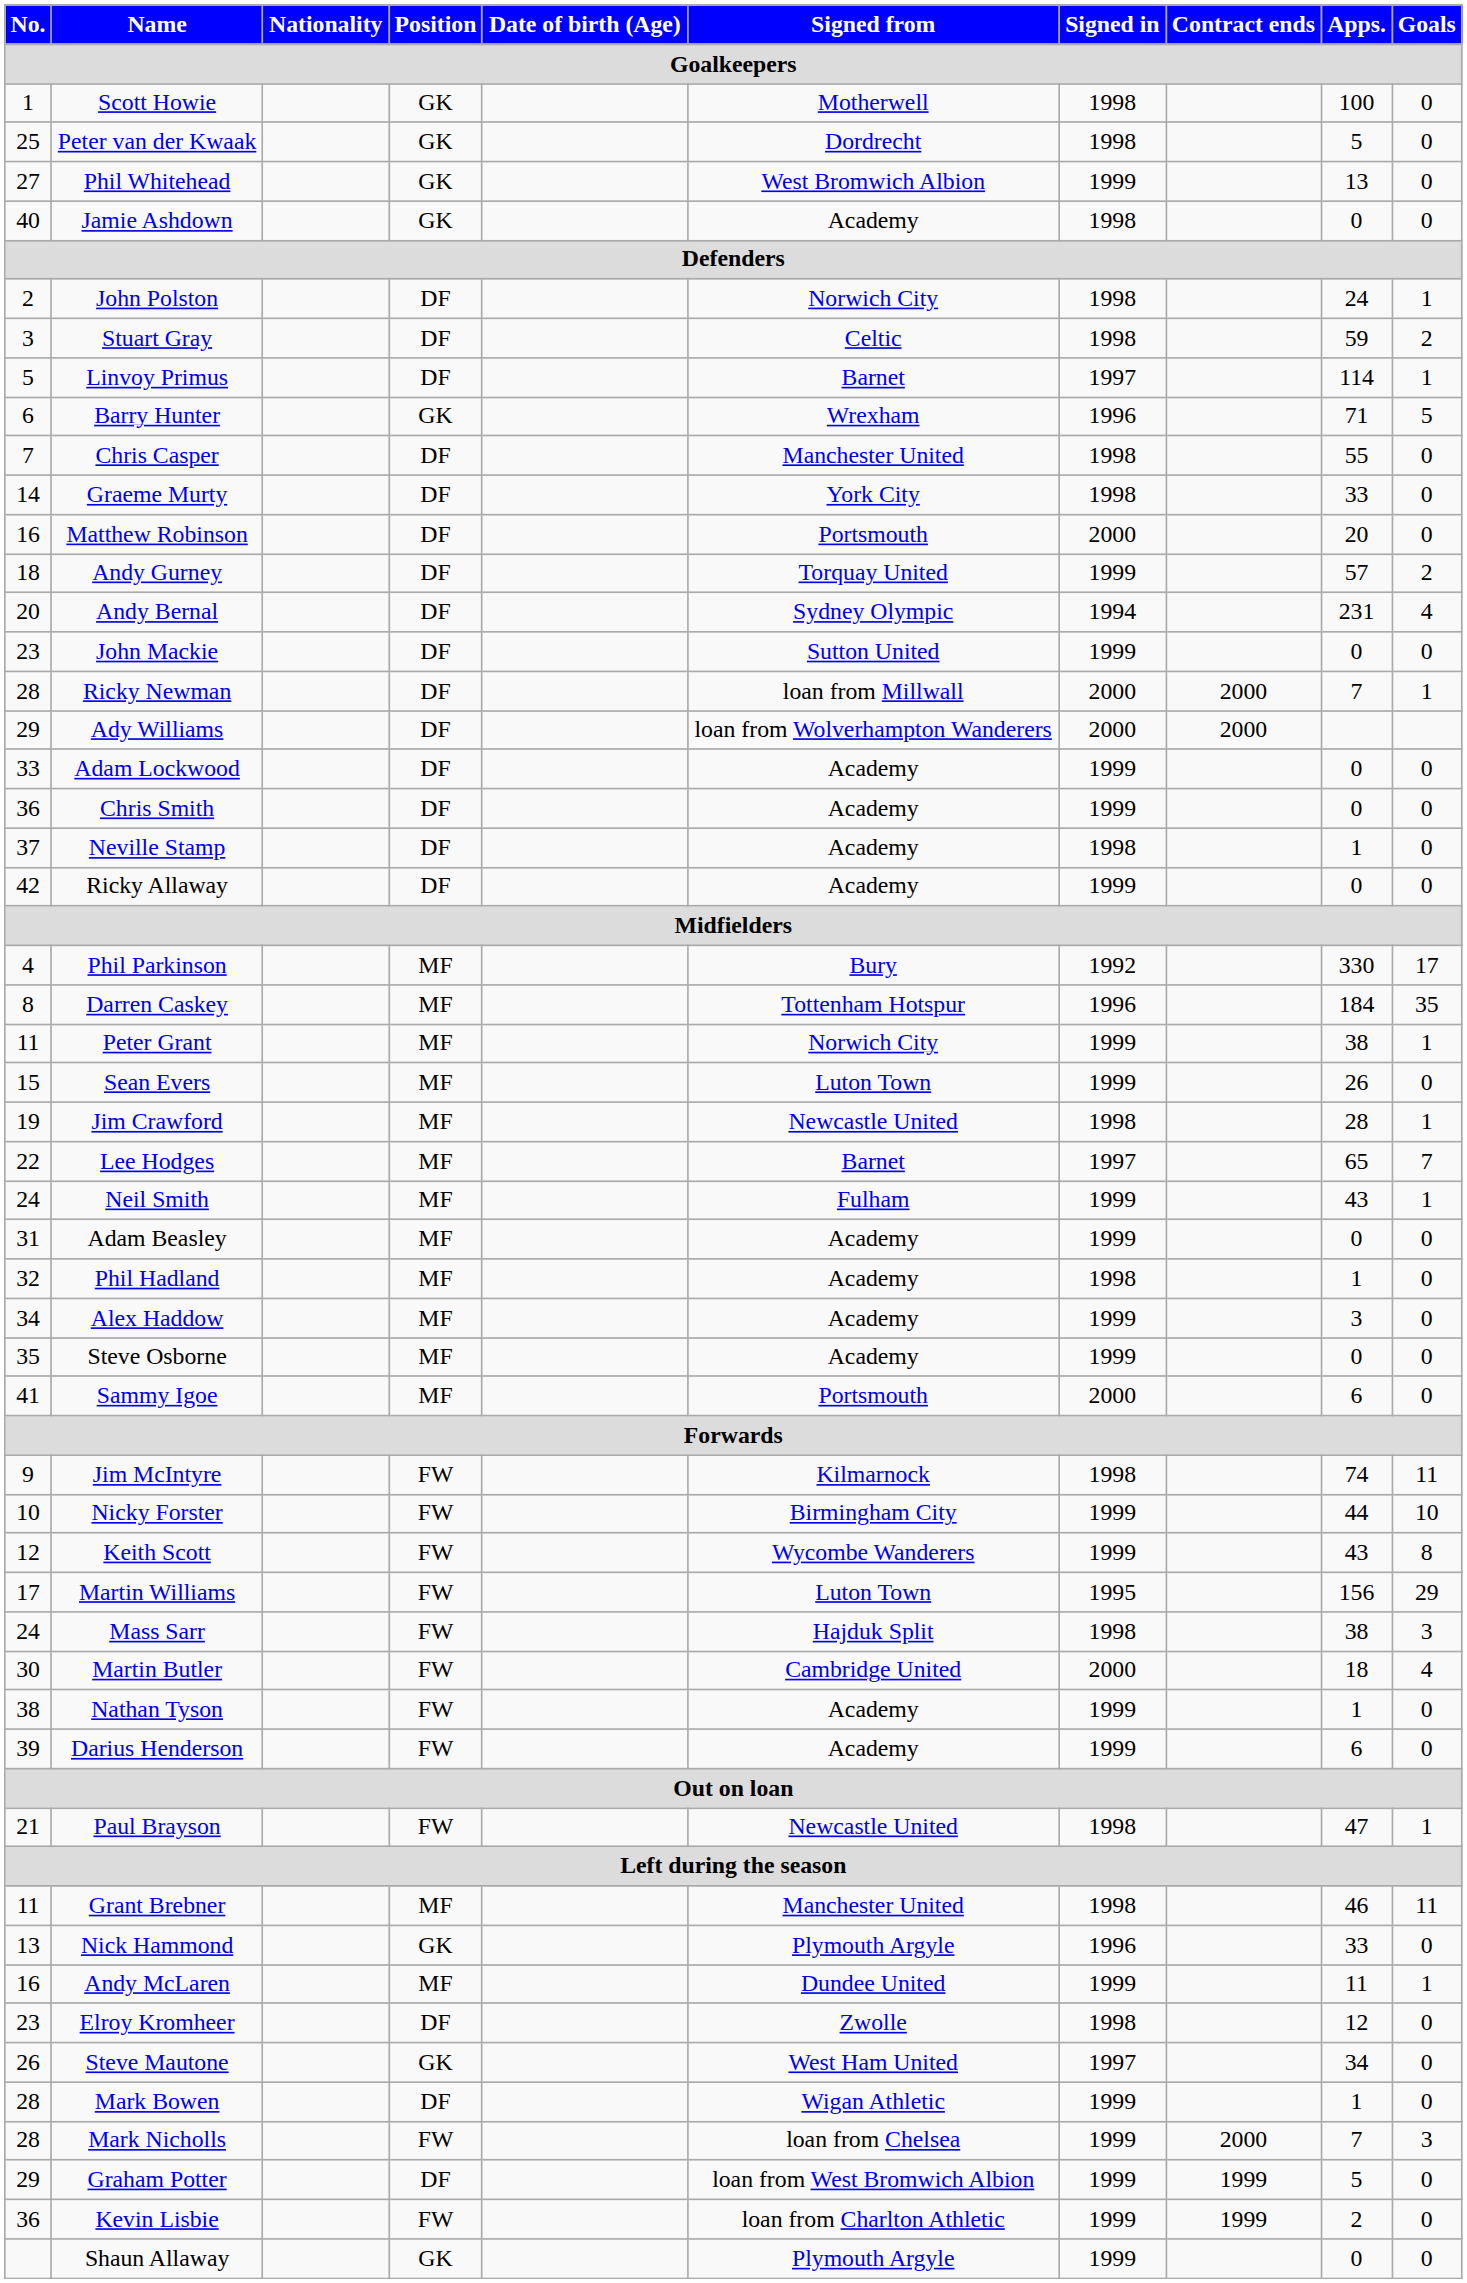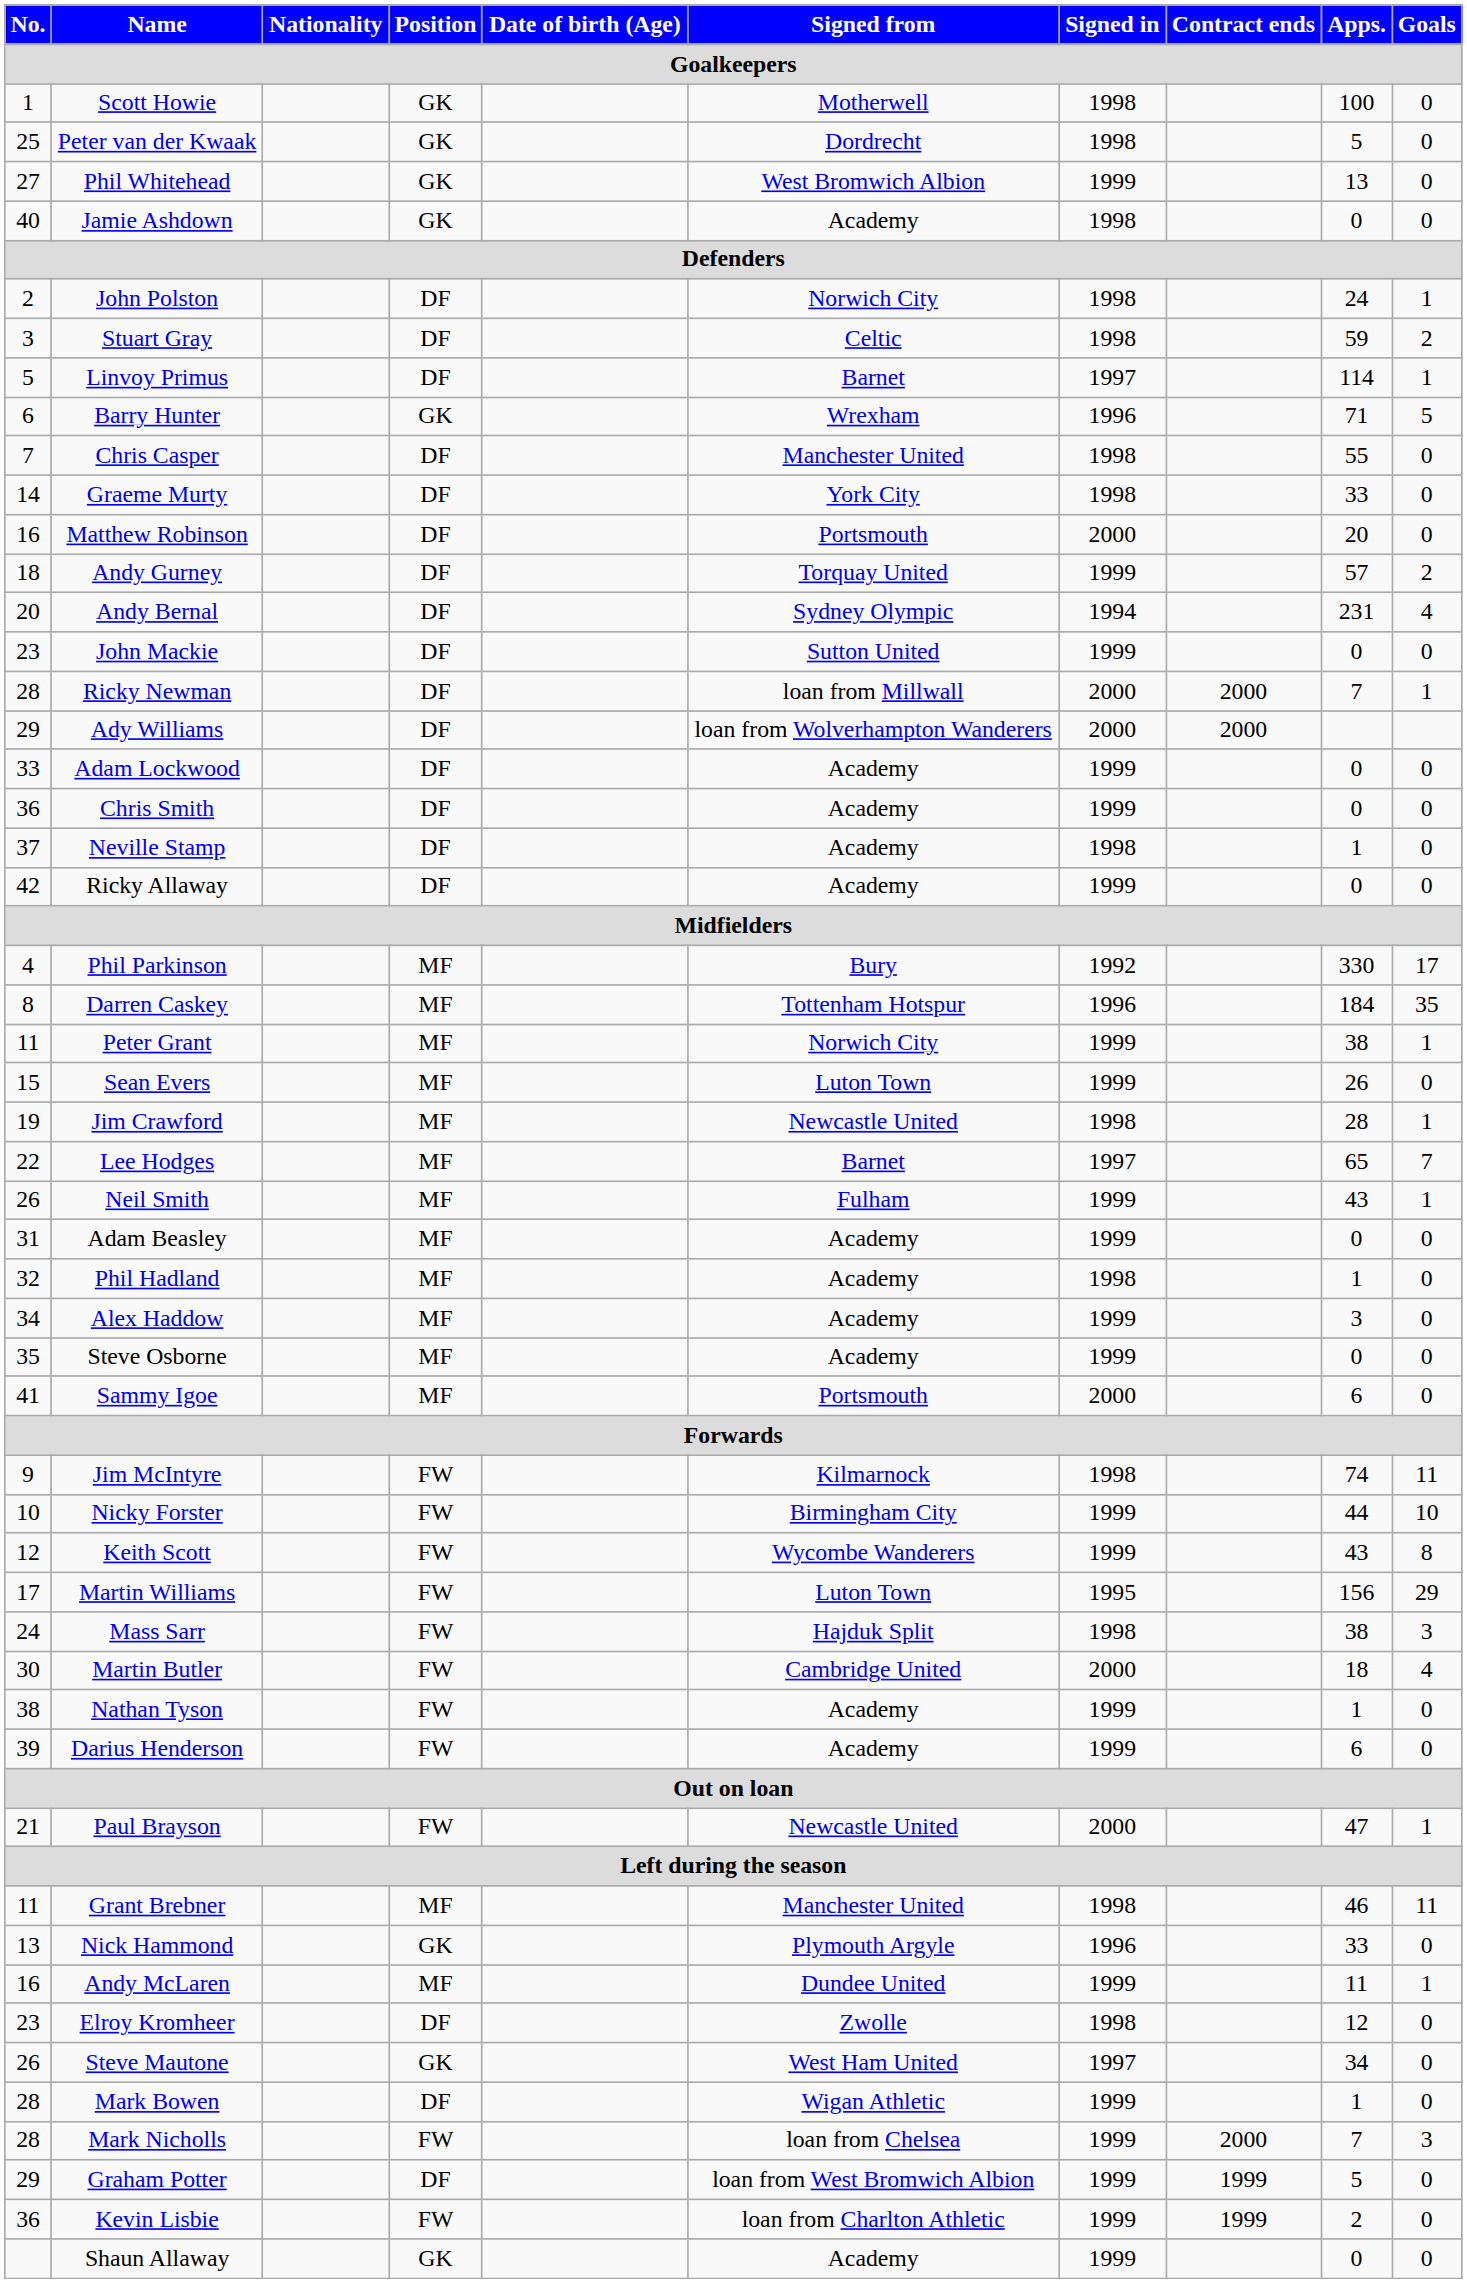(28, 1200) 24 -> (28, 1200) 26
(1112, 1827) 1998 -> (1112, 1827) 2000
(873, 2258) Plymouth Argyle -> (873, 2258) Academy
